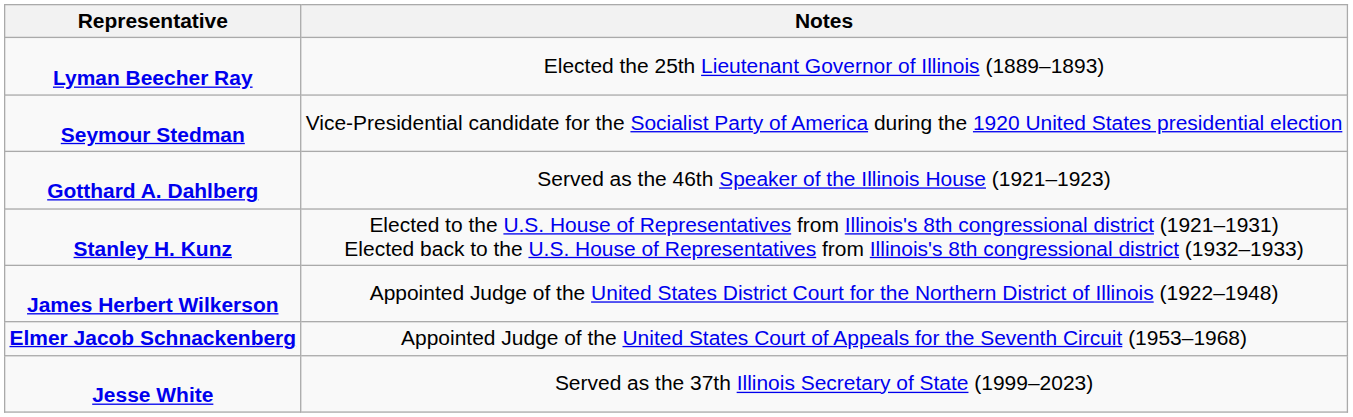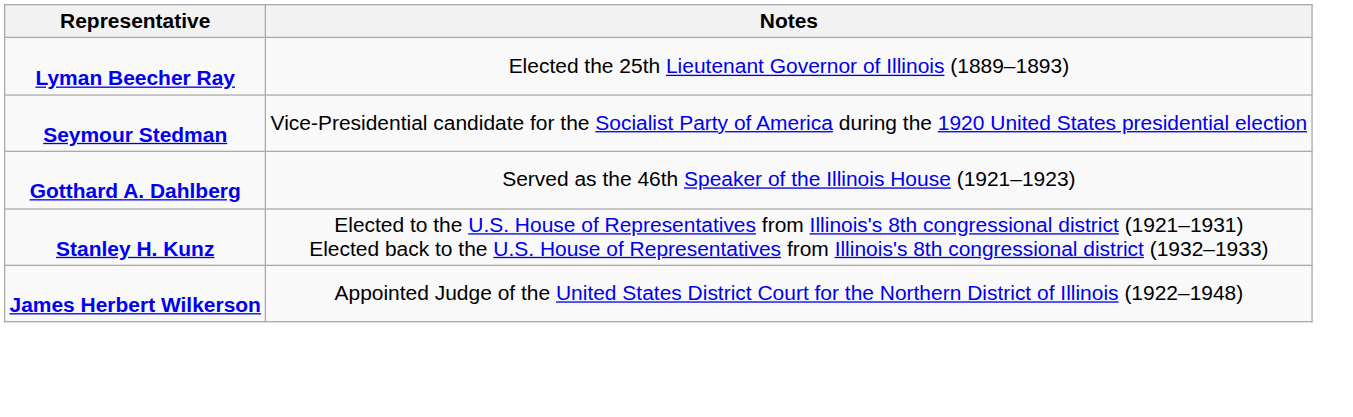- row: (153, 338)
- row: (153, 395)
